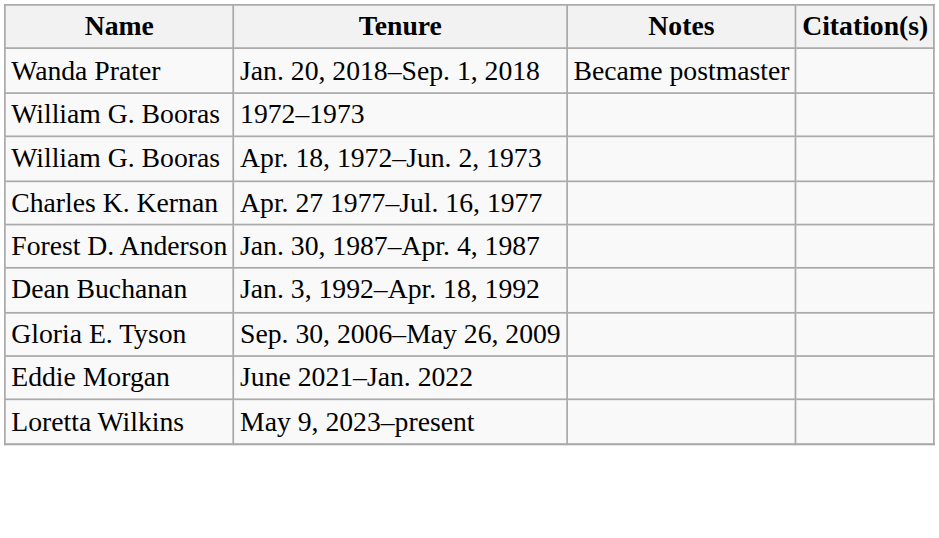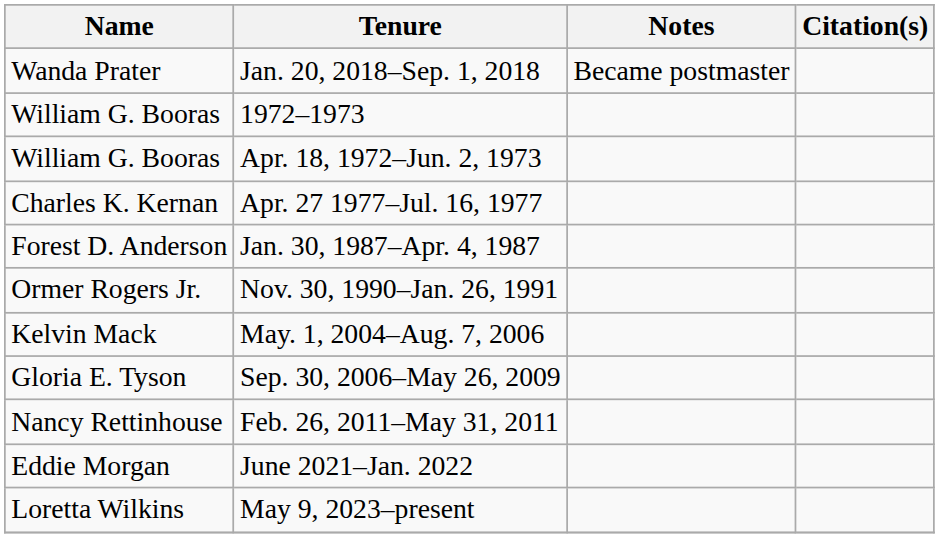+ row: (399, 289)
- row: (390, 289)
+ row: (392, 333)
+ row: (399, 421)
